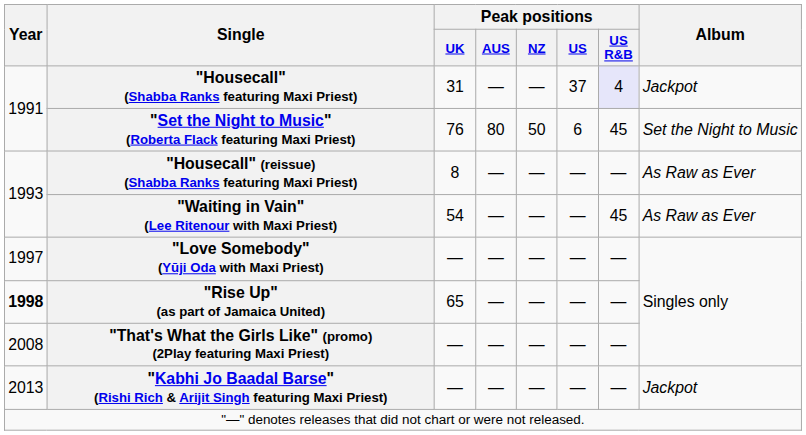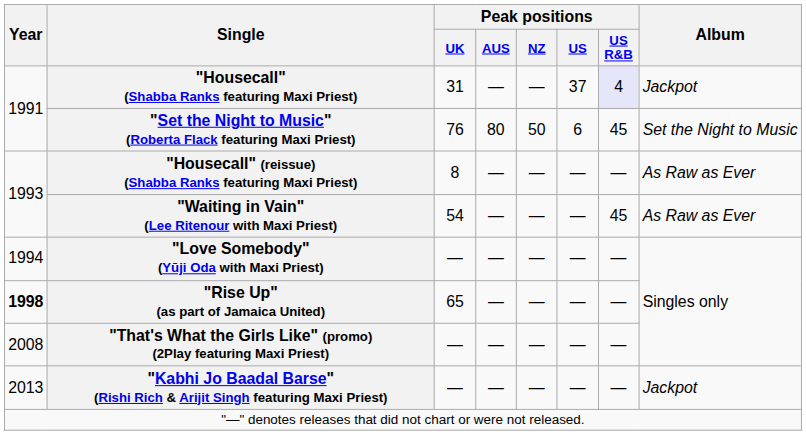(26, 258) 1997 -> (26, 258) 1994
